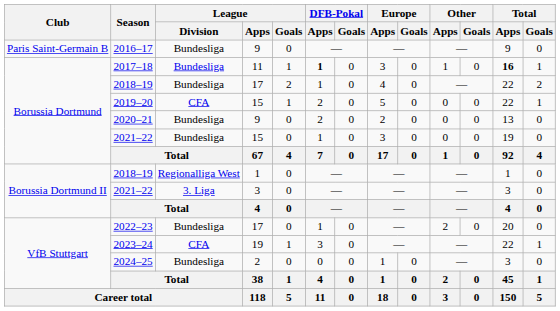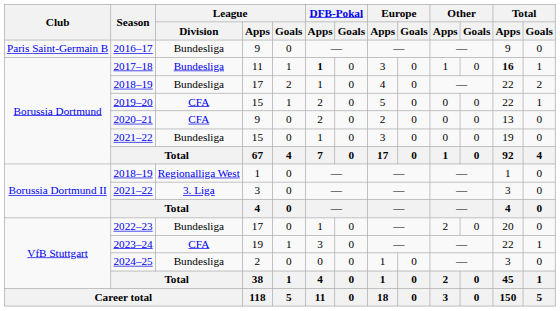(199, 119) Bundesliga -> (199, 119) CFA
